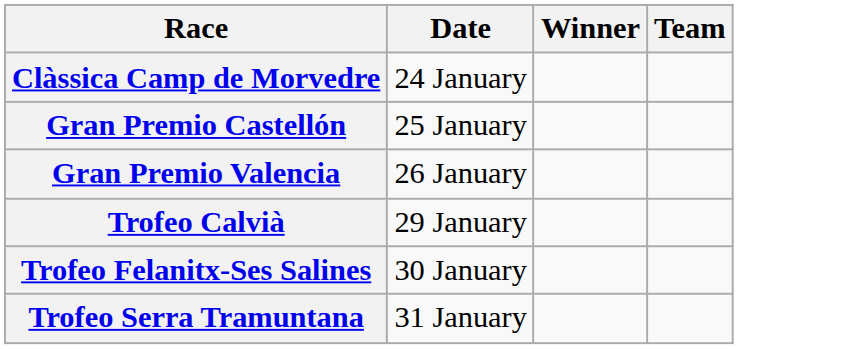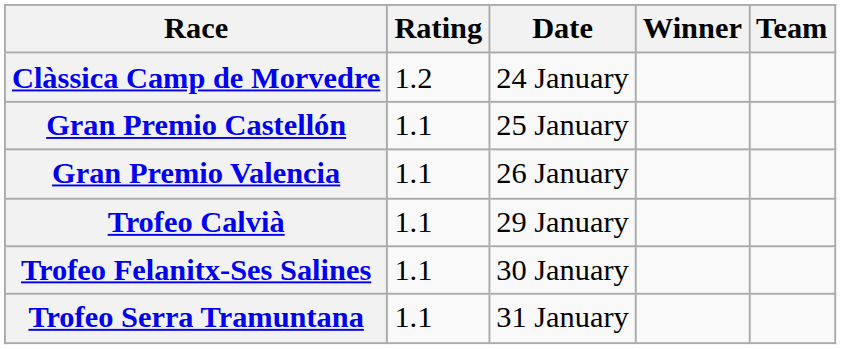+ column: (438, 28)
